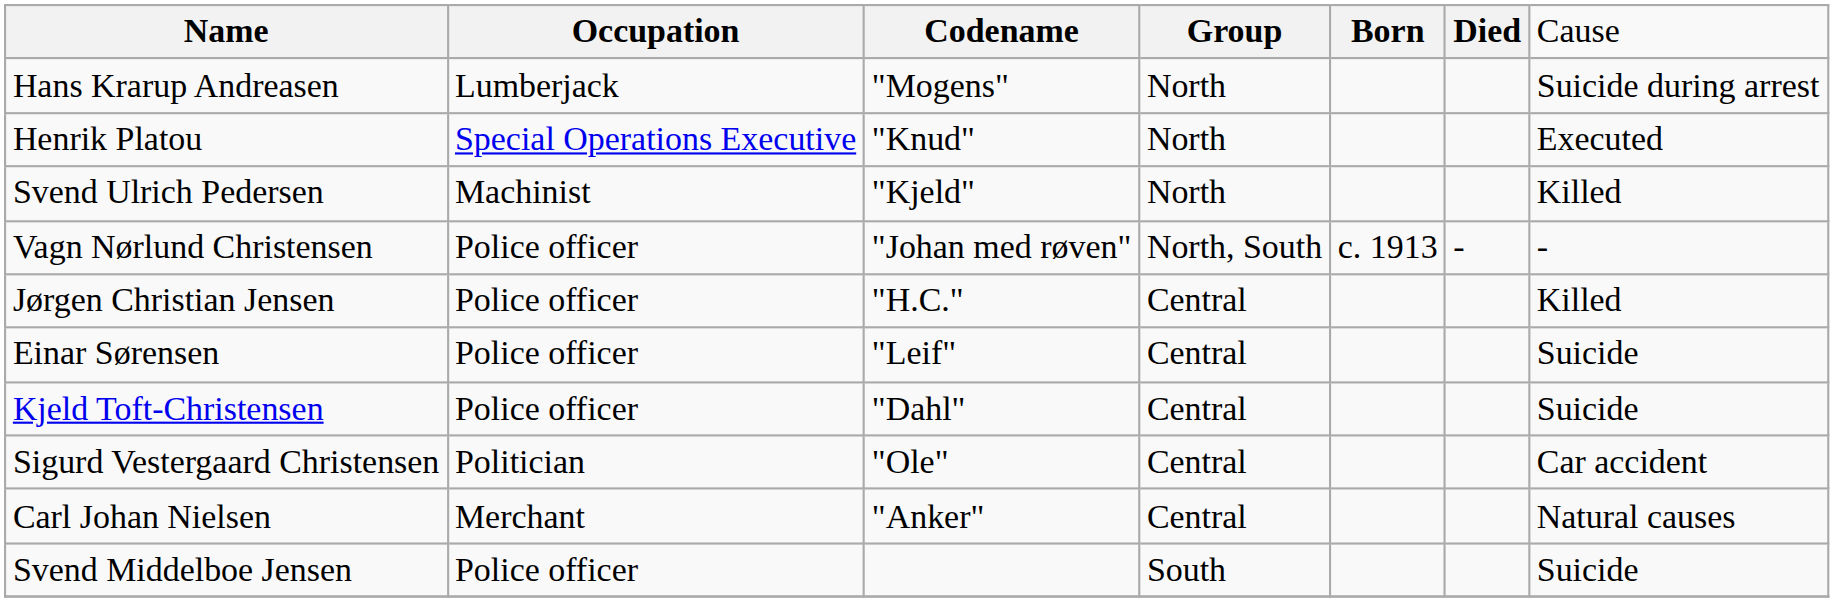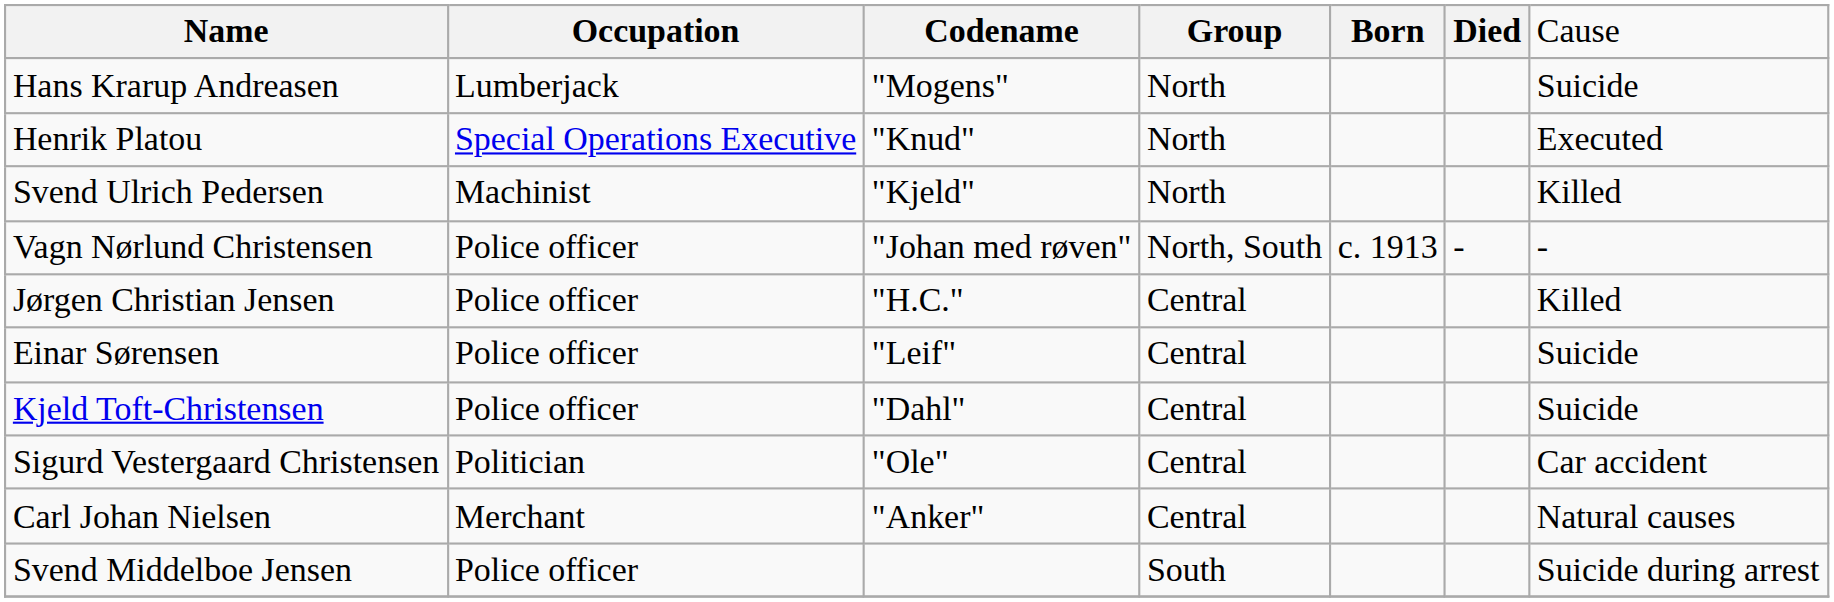(1678, 85) Suicide during arrest -> (1588, 85) Suicide
(1588, 569) Suicide -> (1678, 569) Suicide during arrest
